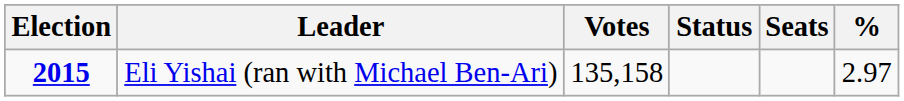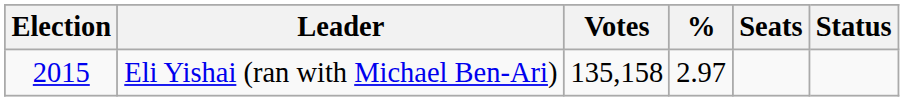columns swapped: (867, 27) <-> (714, 27)
(61, 72) bold -> (61, 72) normal
